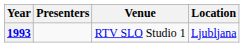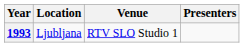columns swapped: (214, 13) <-> (63, 13)
